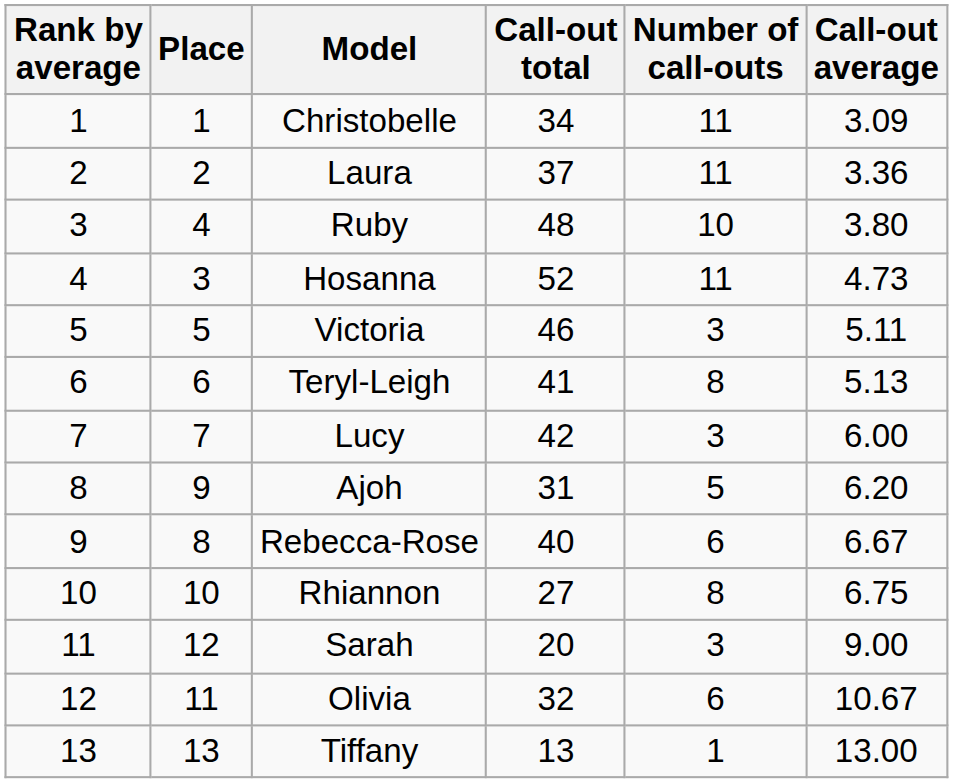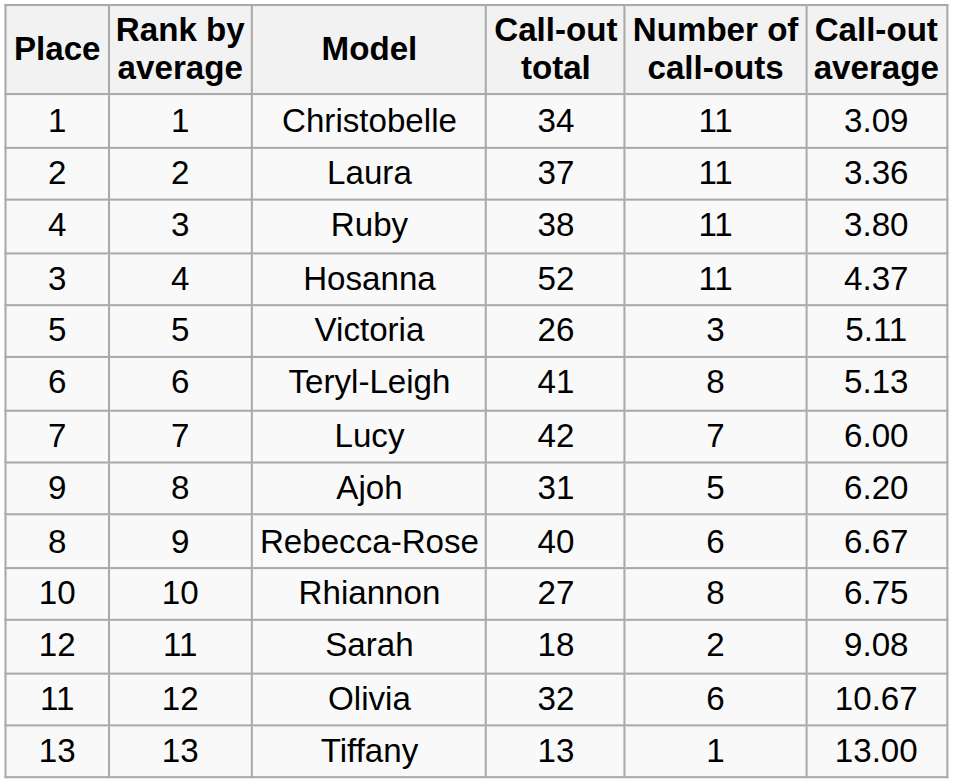columns swapped: (78, 49) <-> (201, 49)
(556, 225) 48 -> (556, 225) 38
(716, 225) 10 -> (716, 225) 11
(876, 278) 4.73 -> (876, 278) 4.37
(556, 330) 46 -> (556, 330) 26
(716, 435) 3 -> (716, 435) 7
(556, 645) 20 -> (556, 645) 18
(716, 645) 3 -> (716, 645) 2
(876, 645) 9.00 -> (876, 645) 9.08
